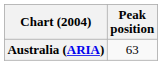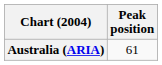(132, 49) 63 -> (132, 49) 61
